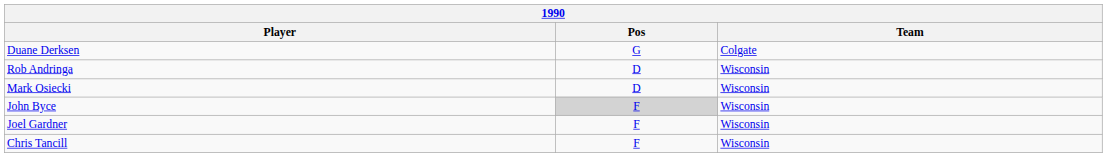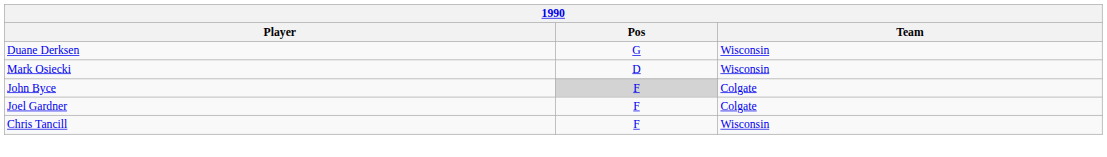(739, 50) Colgate -> (745, 50) Wisconsin
- row: (40, 69)
(745, 106) Wisconsin -> (739, 87) Colgate
(745, 124) Wisconsin -> (739, 106) Colgate
